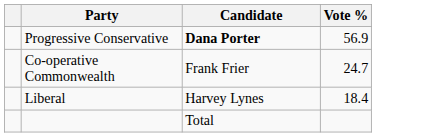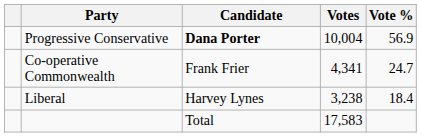+ column: (343, 15)
